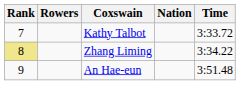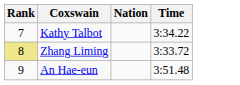- column: (59, 13)
(215, 32) 3:33.72 -> (171, 32) 3:34.22
(215, 51) 3:34.22 -> (171, 51) 3:33.72
